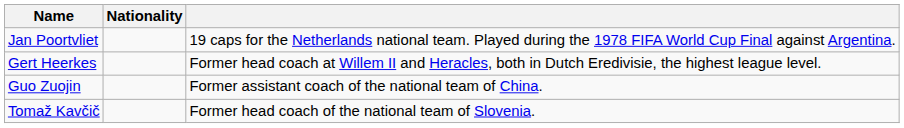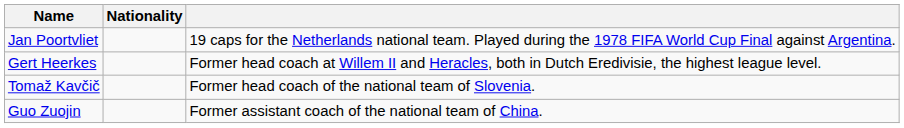rows swapped: (44, 87) <-> (54, 110)
